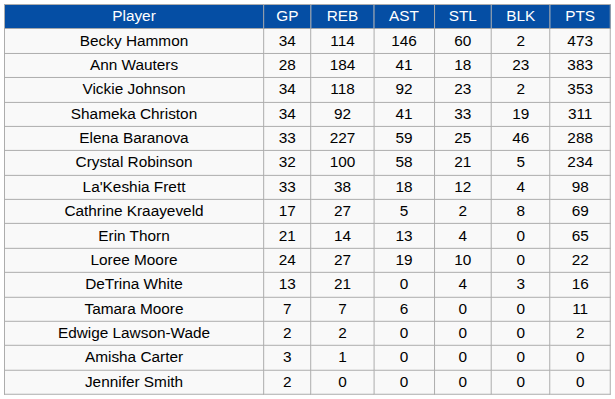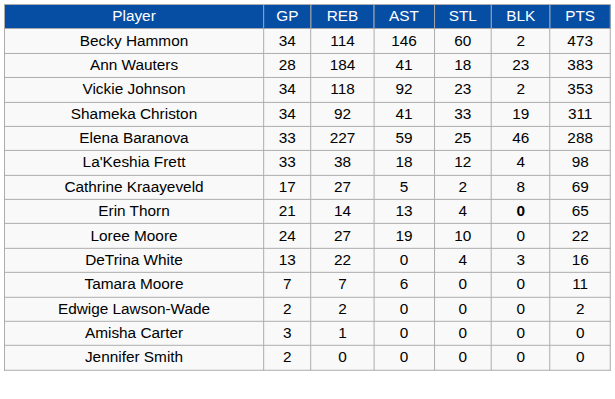- row: (134, 162)
(521, 235) normal -> (521, 211) bold
(343, 284) 21 -> (343, 260) 22
